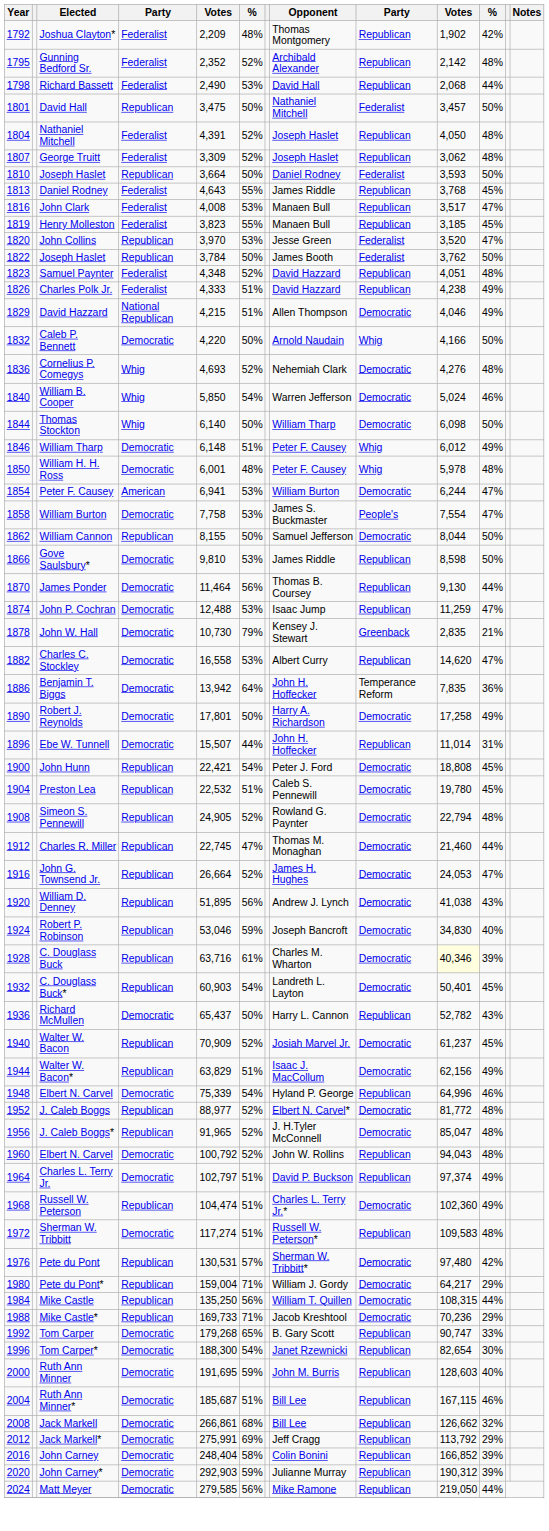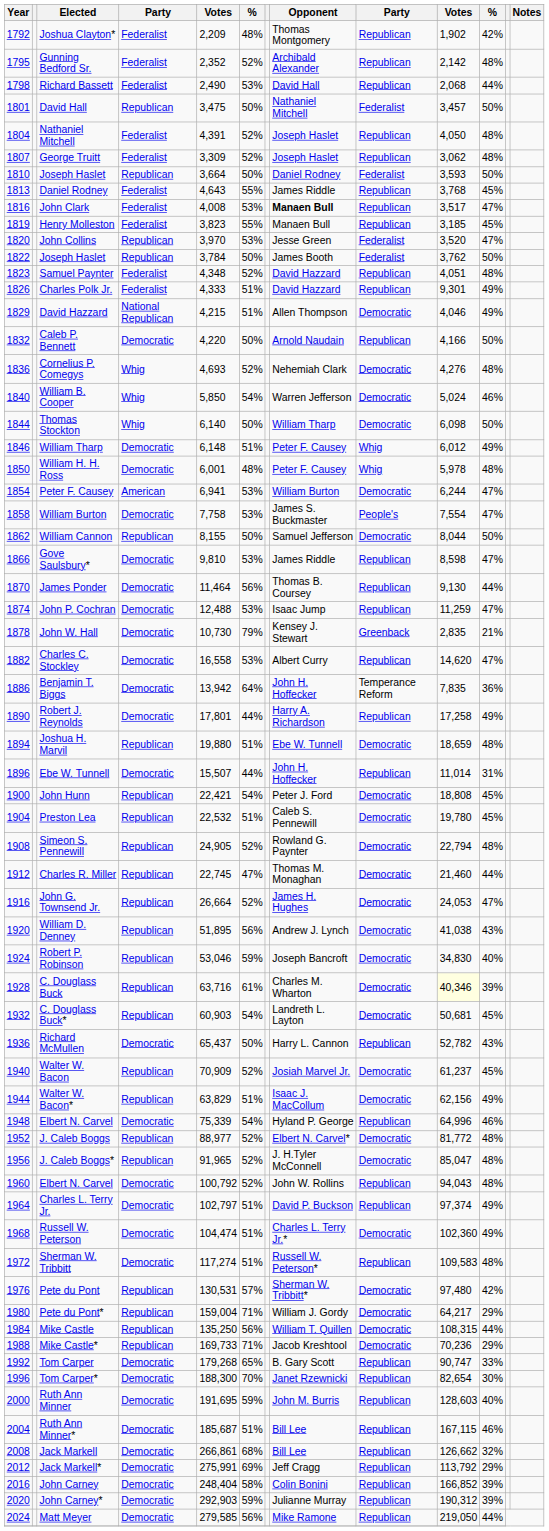(301, 207) normal -> (303, 207) bold
(453, 290) 4,238 -> (453, 290) 9,301
(370, 340) Whig -> (385, 340) Republican
(492, 559) 50% -> (492, 559) 47%
(252, 717) 50% -> (252, 717) 44%
(385, 717) Democratic -> (385, 717) Republican
+ row: (18, 745)
(456, 987) 50,401 -> (456, 1015) 50,681
(147, 1205) Republican -> (148, 1234) Democratic
(252, 1350) 54% -> (252, 1378) 70%
